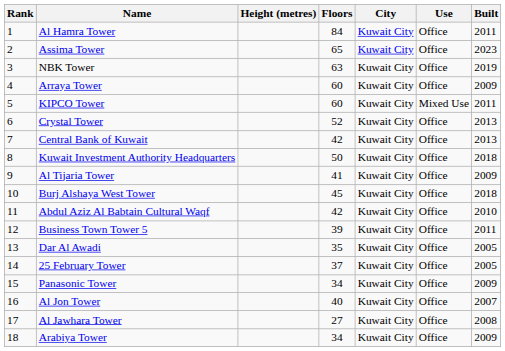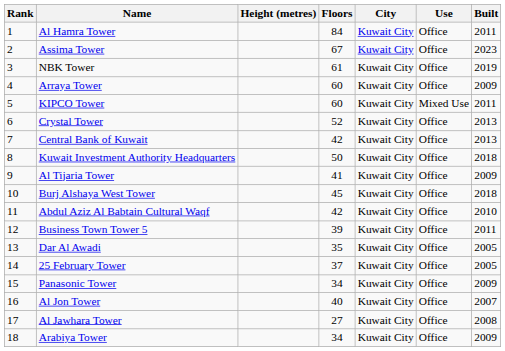(337, 49) 65 -> (337, 49) 67
(337, 67) 63 -> (337, 67) 61
